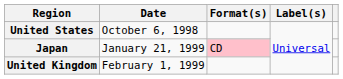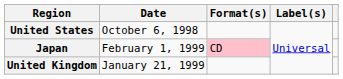(153, 48) January 21, 1999 -> (153, 48) February 1, 1999
(153, 65) February 1, 1999 -> (153, 65) January 21, 1999
